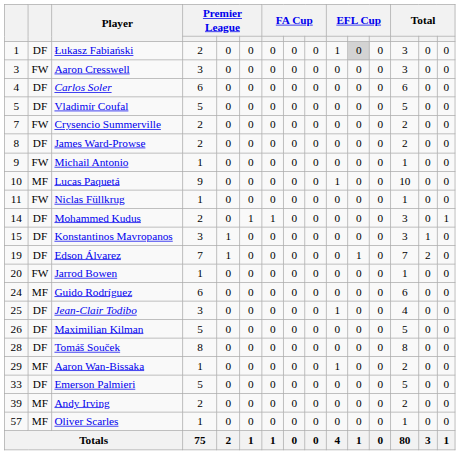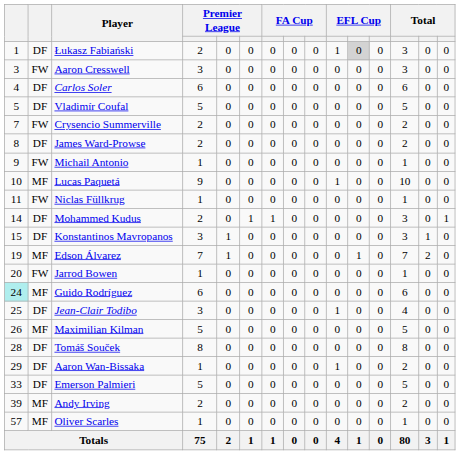(40, 255) DF -> (40, 255) MF
(16, 292) no background -> (16, 292) paleturquoise background
(40, 329) DF -> (40, 329) MF
(40, 366) MF -> (40, 366) DF
